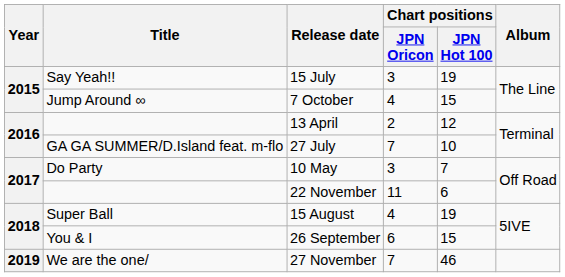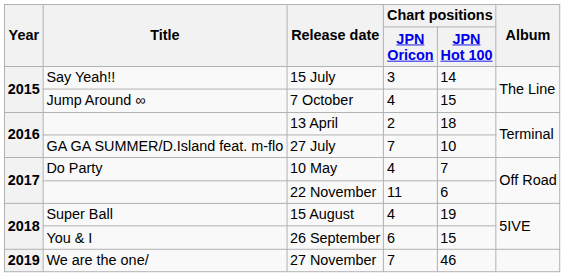(448, 77) 19 -> (448, 77) 14
(448, 123) 12 -> (448, 123) 18
(391, 169) 3 -> (391, 169) 4
